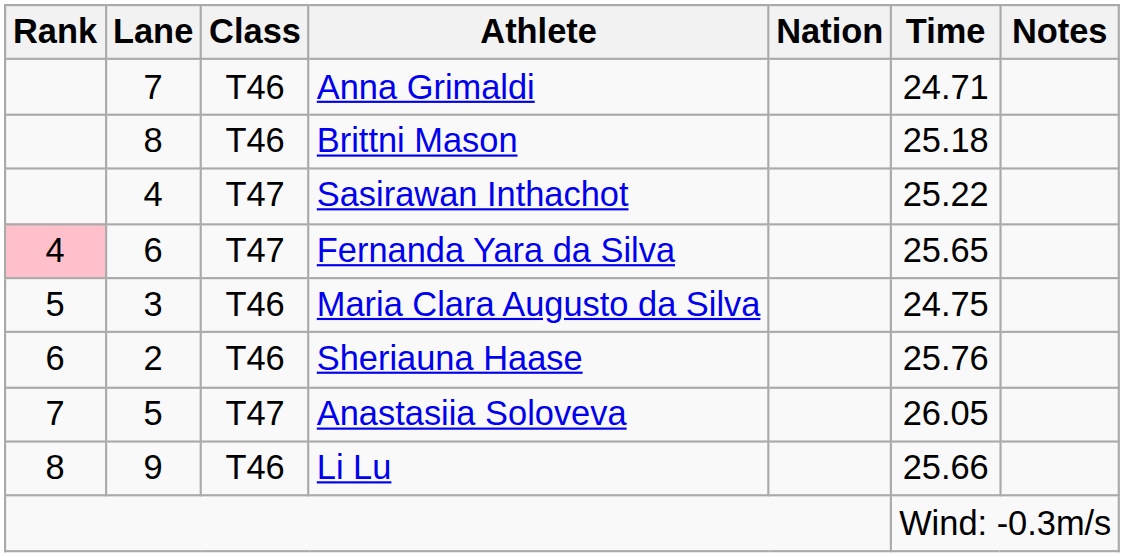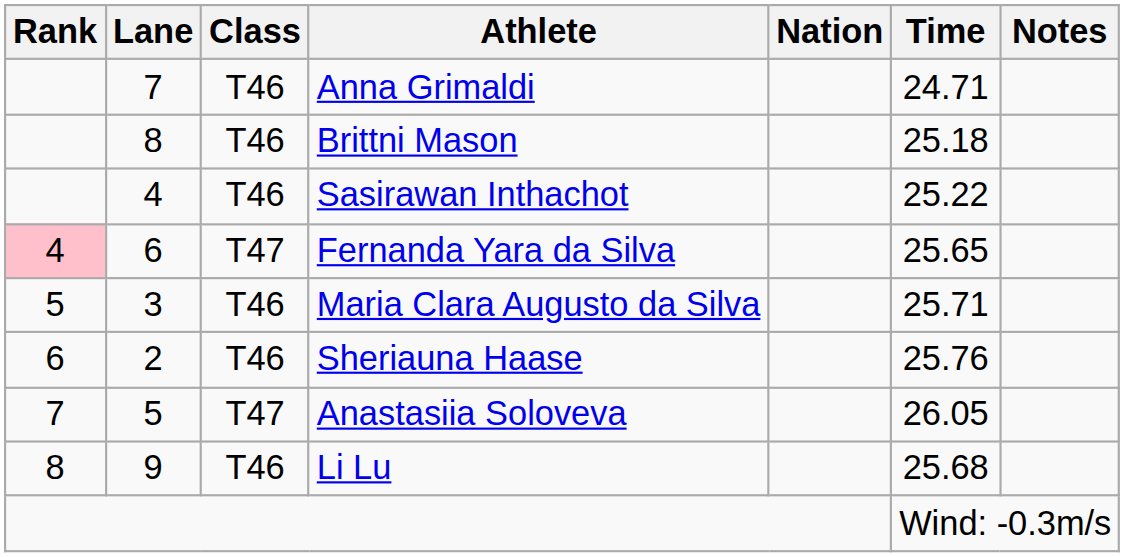(255, 195) T47 -> (255, 195) T46
(946, 304) 24.75 -> (946, 304) 25.71
(946, 468) 25.66 -> (946, 468) 25.68
